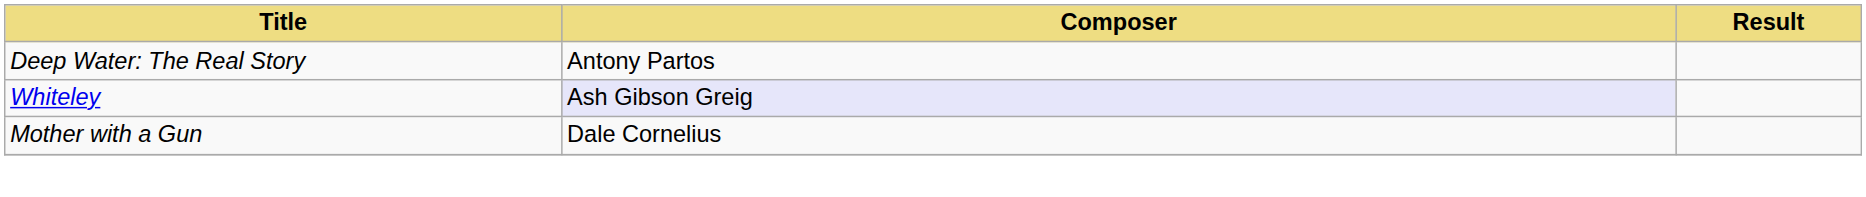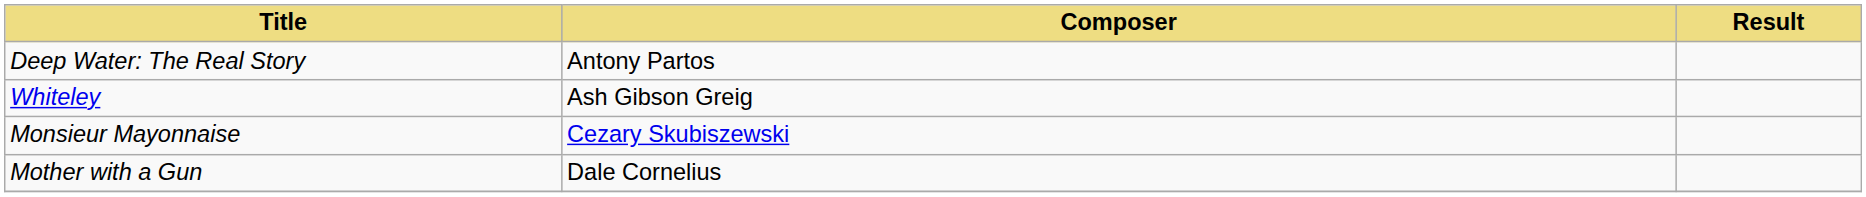(660, 97) lavender background -> (660, 97) no background
+ row: (125, 135)
